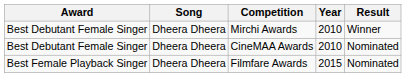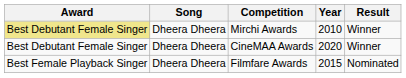(77, 30) no background -> (77, 30) khaki background
(330, 47) 2010 -> (330, 47) 2020
(373, 47) Nominated -> (364, 47) Winner
